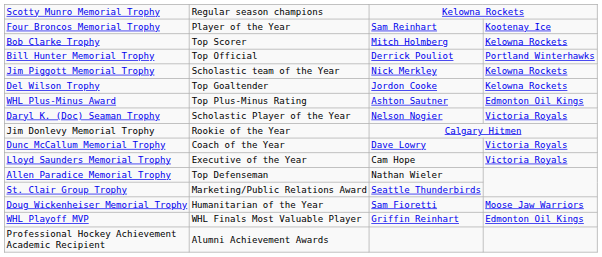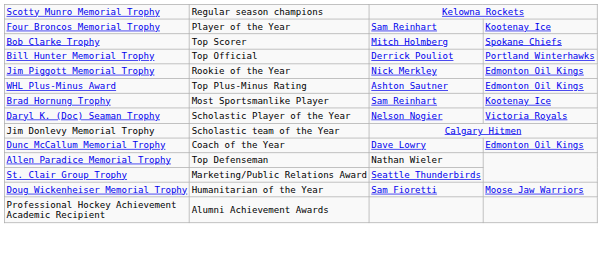(526, 41) Kelowna Rockets -> (524, 41) Spokane Chiefs
(266, 71) Scholastic team of the Year -> (241, 71) Rookie of the Year
(526, 71) Kelowna Rockets -> (535, 71) Edmonton Oil Kings
- row: (53, 86)
+ row: (59, 101)
(241, 130) Rookie of the Year -> (266, 130) Scholastic team of the Year
(526, 145) Victoria Royals -> (535, 145) Edmonton Oil Kings
- row: (89, 160)
- row: (48, 219)
